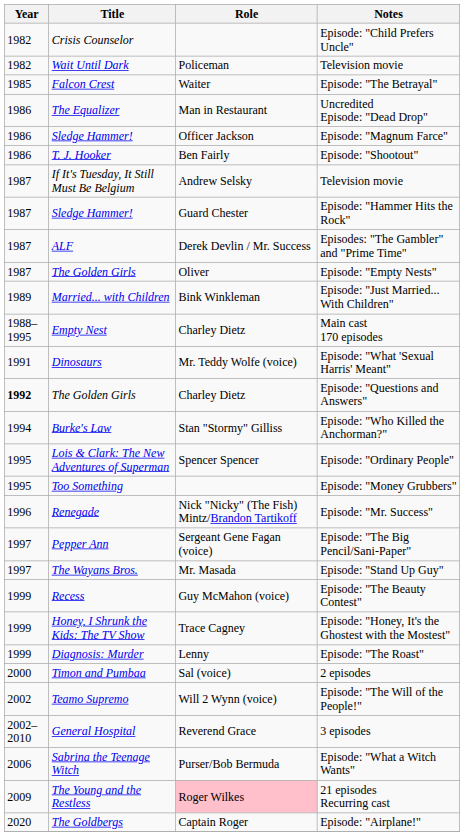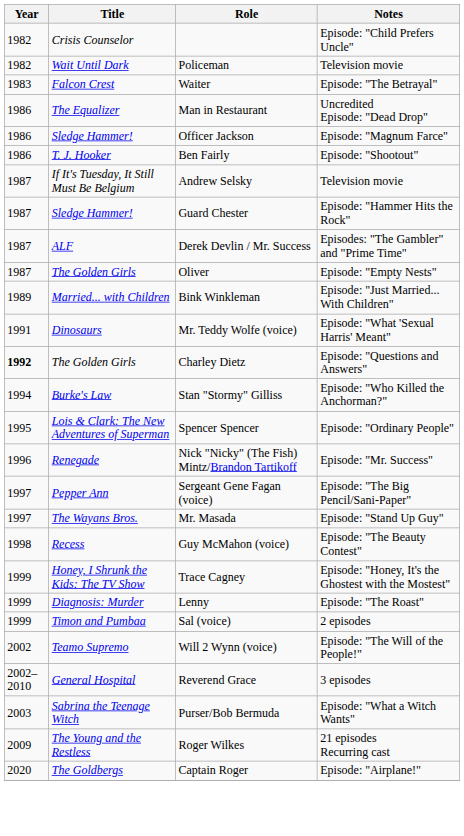(19, 84) 1985 -> (19, 84) 1983
- row: (79, 330)
- row: (87, 486)
(19, 595) 1999 -> (19, 544) 1998
(19, 673) 2000 -> (19, 621) 1999
(19, 764) 2006 -> (19, 712) 2003
(211, 796) pink background -> (211, 745) no background
